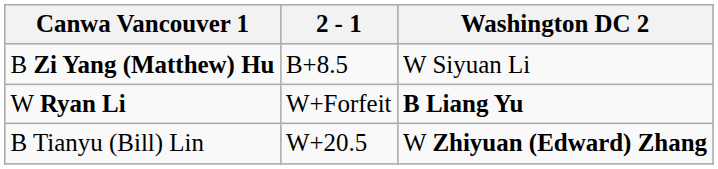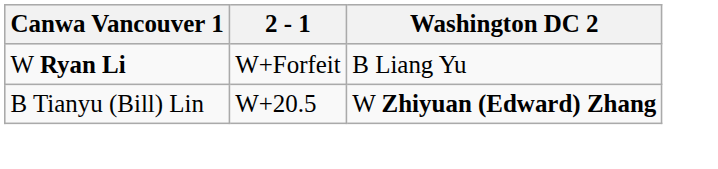- row: (142, 63)
(463, 103) bold -> (409, 63) normal
